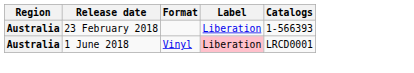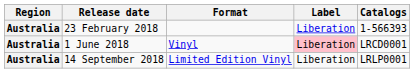+ row: (114, 60)
